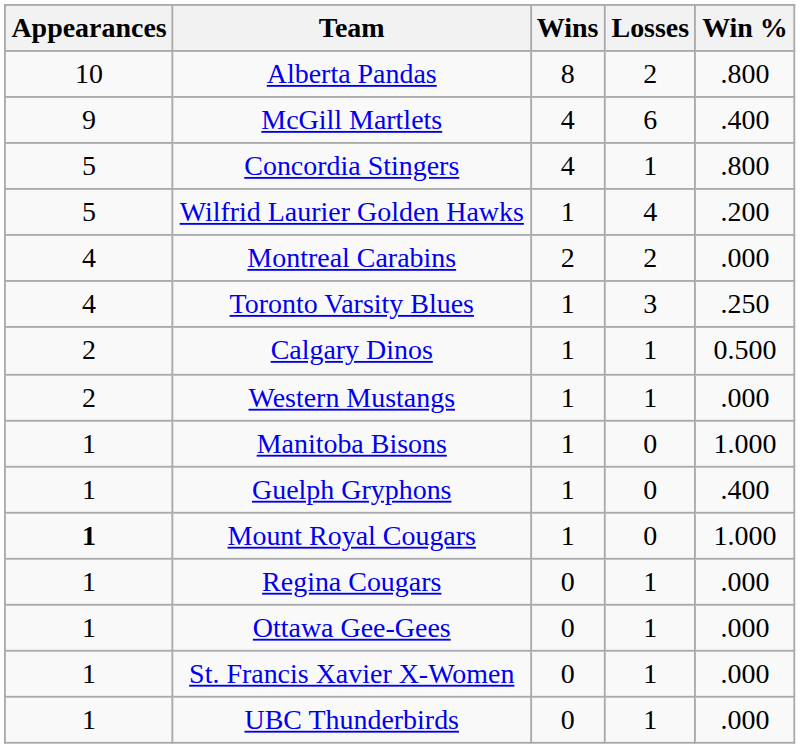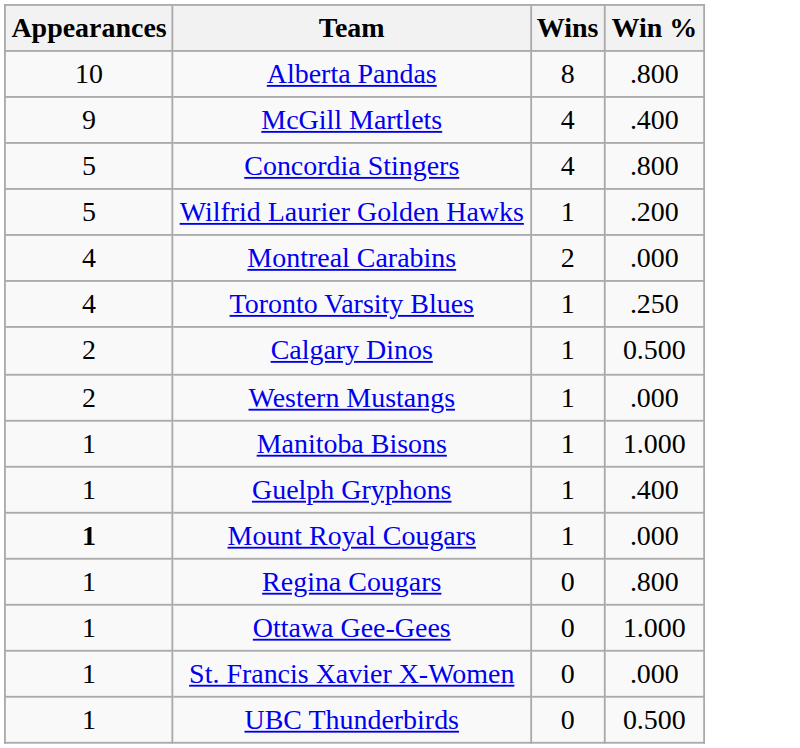- column: (650, 27)
(745, 535) 1.000 -> (654, 535) .000
(745, 581) .000 -> (654, 581) .800
(745, 627) .000 -> (654, 627) 1.000
(745, 719) .000 -> (654, 719) 0.500
